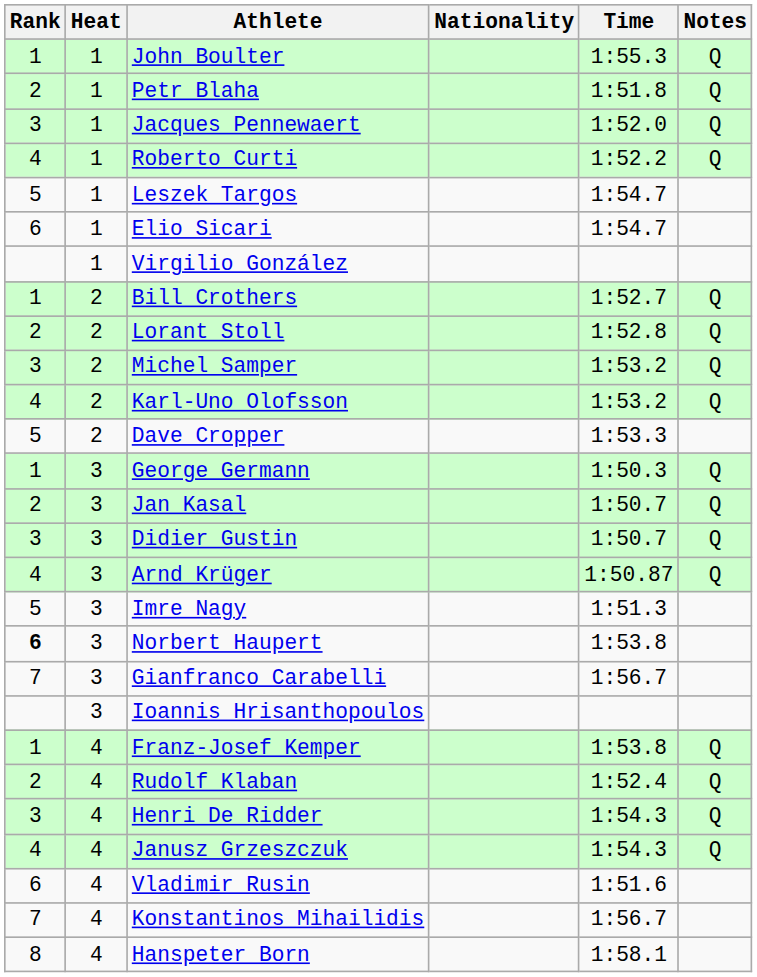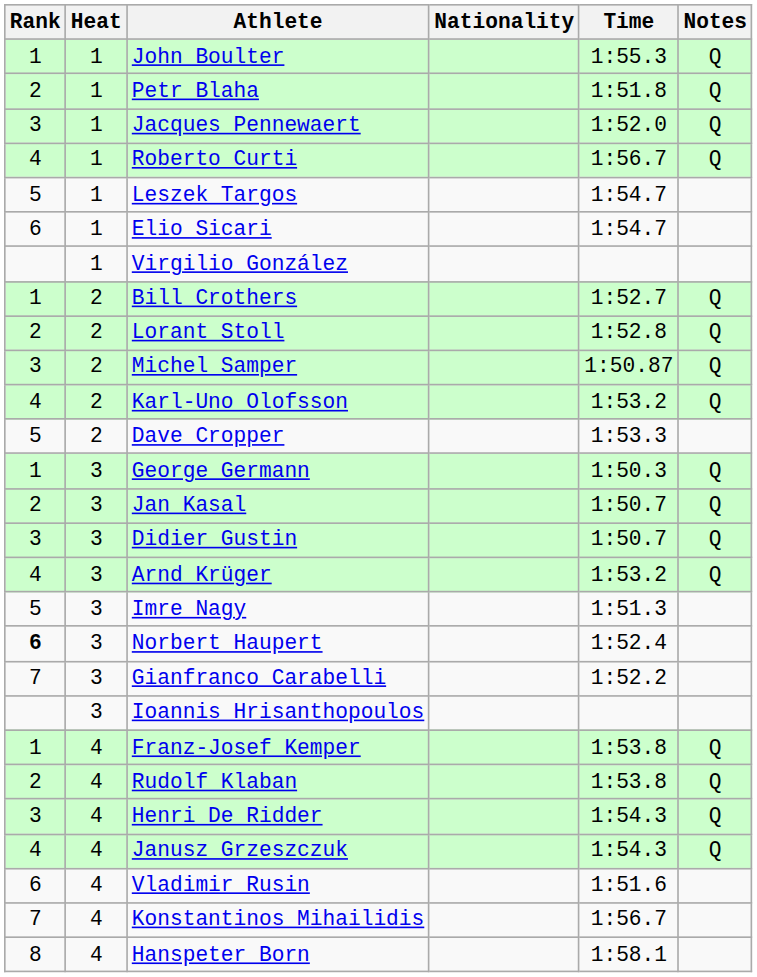(629, 160) 1:52.2 -> (629, 160) 1:56.7
(629, 367) 1:53.2 -> (629, 367) 1:50.87
(629, 575) 1:50.87 -> (629, 575) 1:53.2
(629, 644) 1:53.8 -> (629, 644) 1:52.4
(629, 678) 1:56.7 -> (629, 678) 1:52.2
(629, 782) 1:52.4 -> (629, 782) 1:53.8
